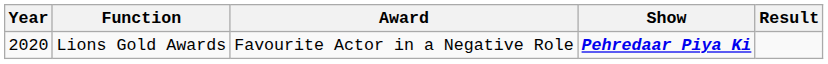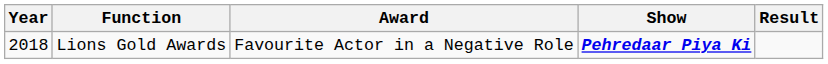(29, 45) 2020 -> (29, 45) 2018
